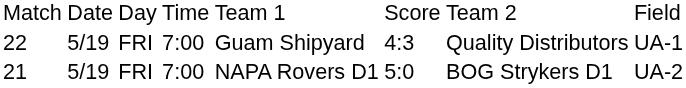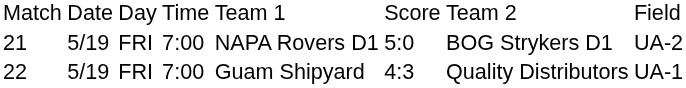rows swapped: (15, 72) <-> (15, 42)
